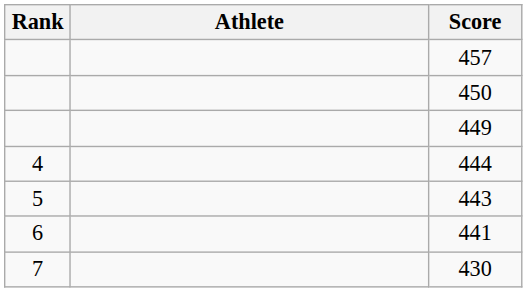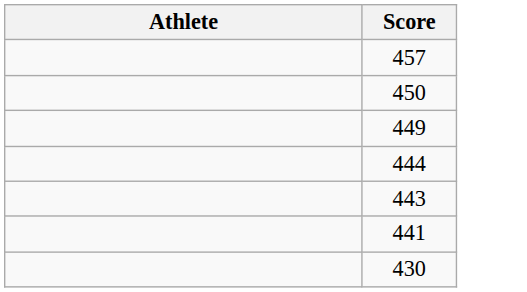- column: (38, 22)
